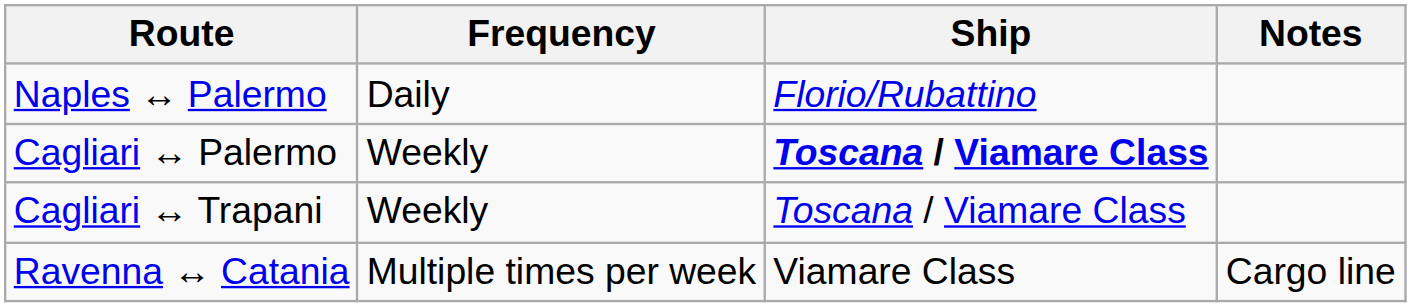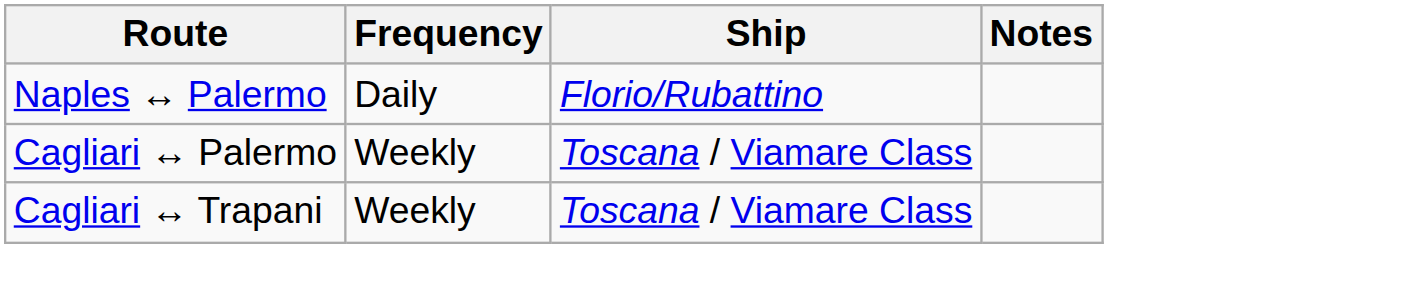(991, 152) bold -> (766, 152) normal
- row: (182, 270)
